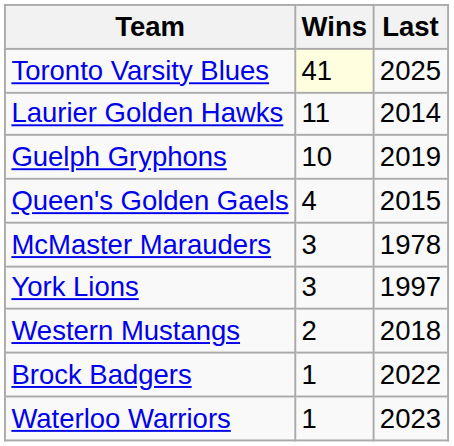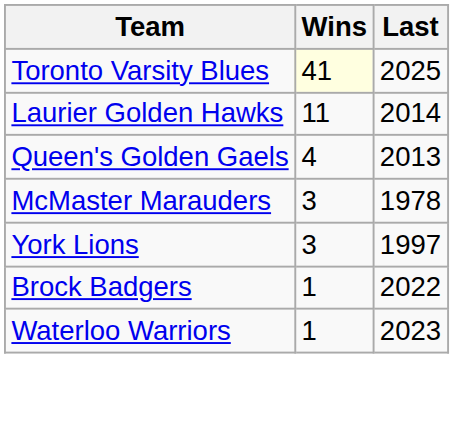- row: (119, 157)
(410, 201) 2015 -> (410, 157) 2013
- row: (126, 331)
